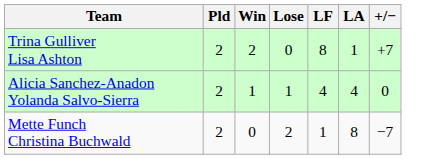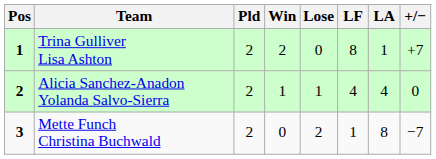+ column: (20, 16)
